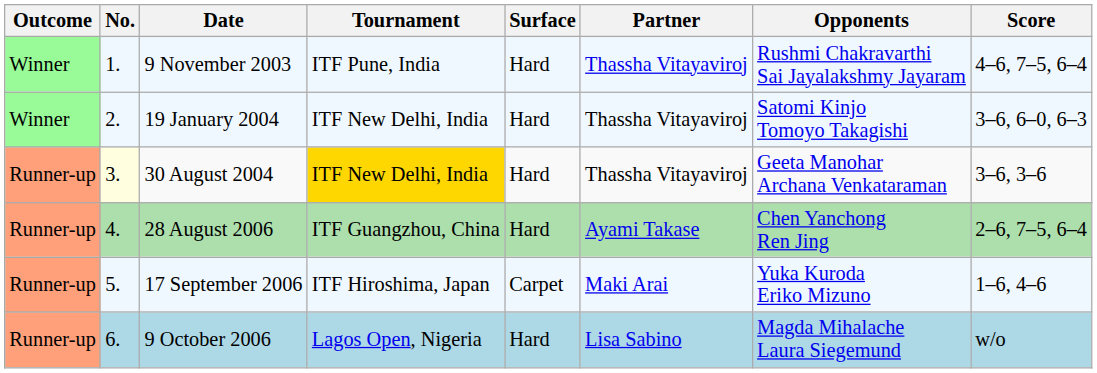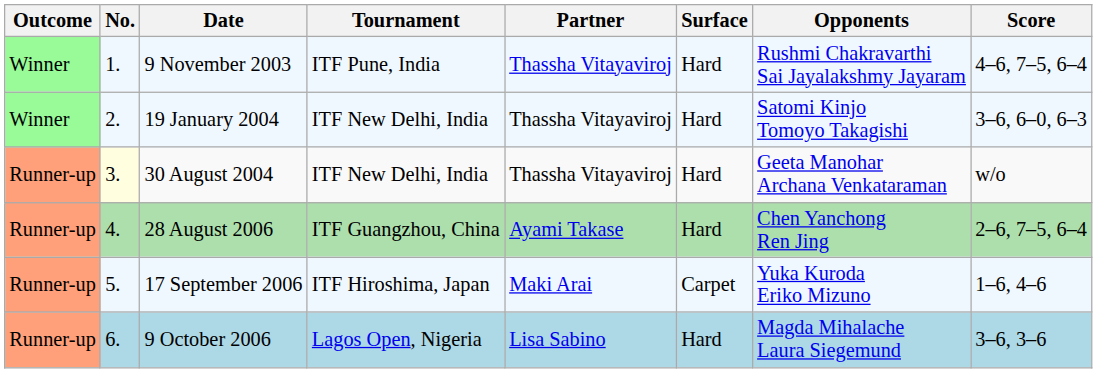columns swapped: (542, 20) <-> (666, 20)
(400, 174) gold background -> (400, 174) no background
(1011, 174) 3–6, 3–6 -> (991, 174) w/o
(991, 339) w/o -> (1011, 339) 3–6, 3–6
